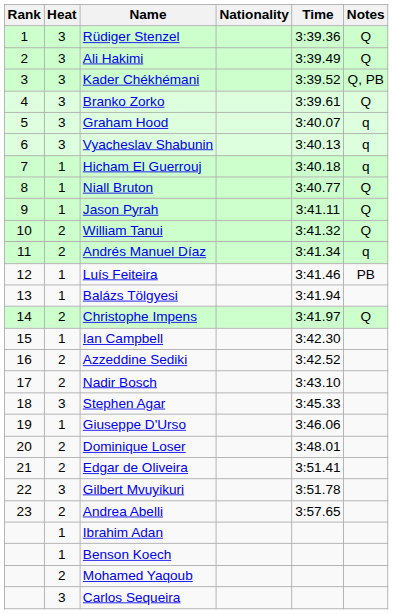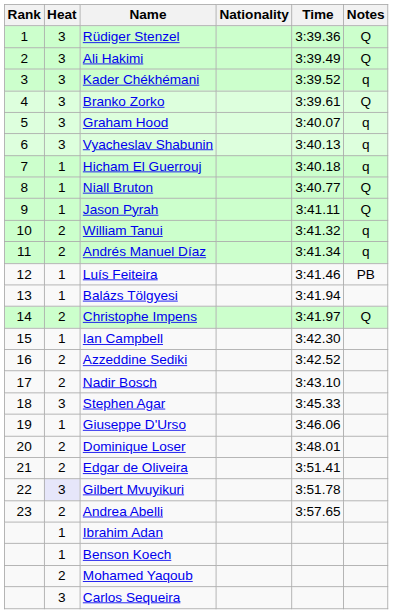(366, 79) Q, PB -> (366, 79) q
(366, 230) Q -> (366, 230) q
(62, 489) no background -> (62, 489) lavender background
